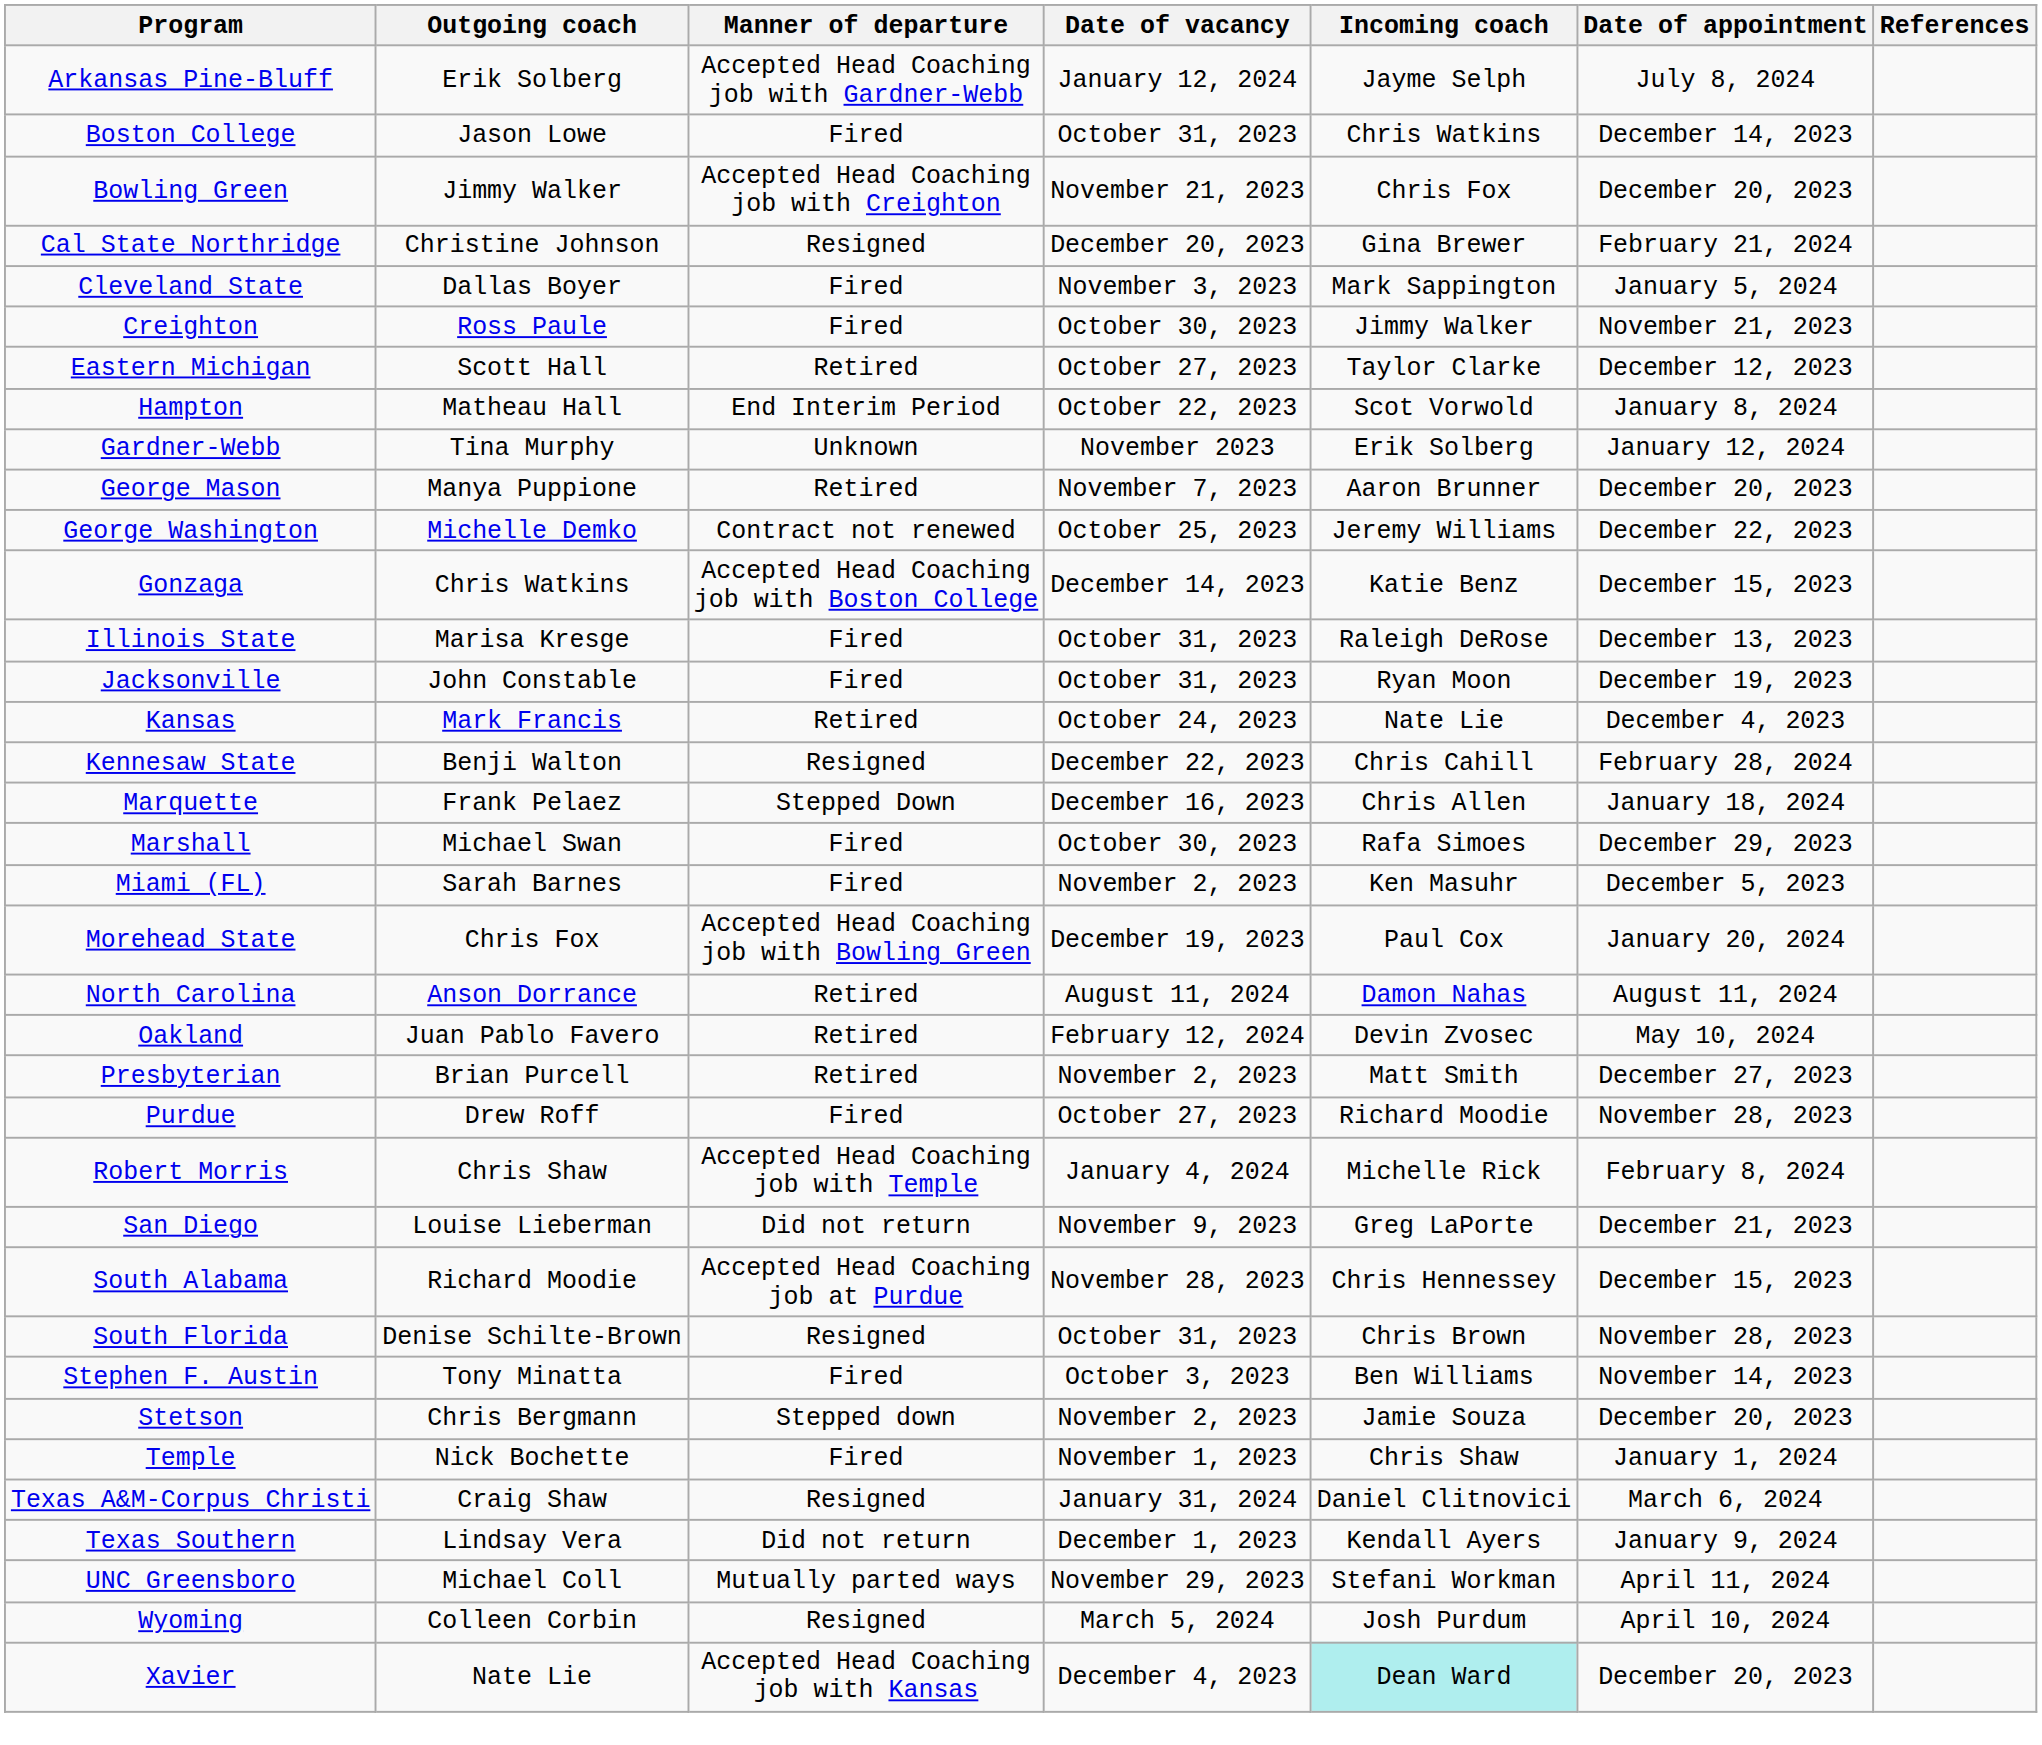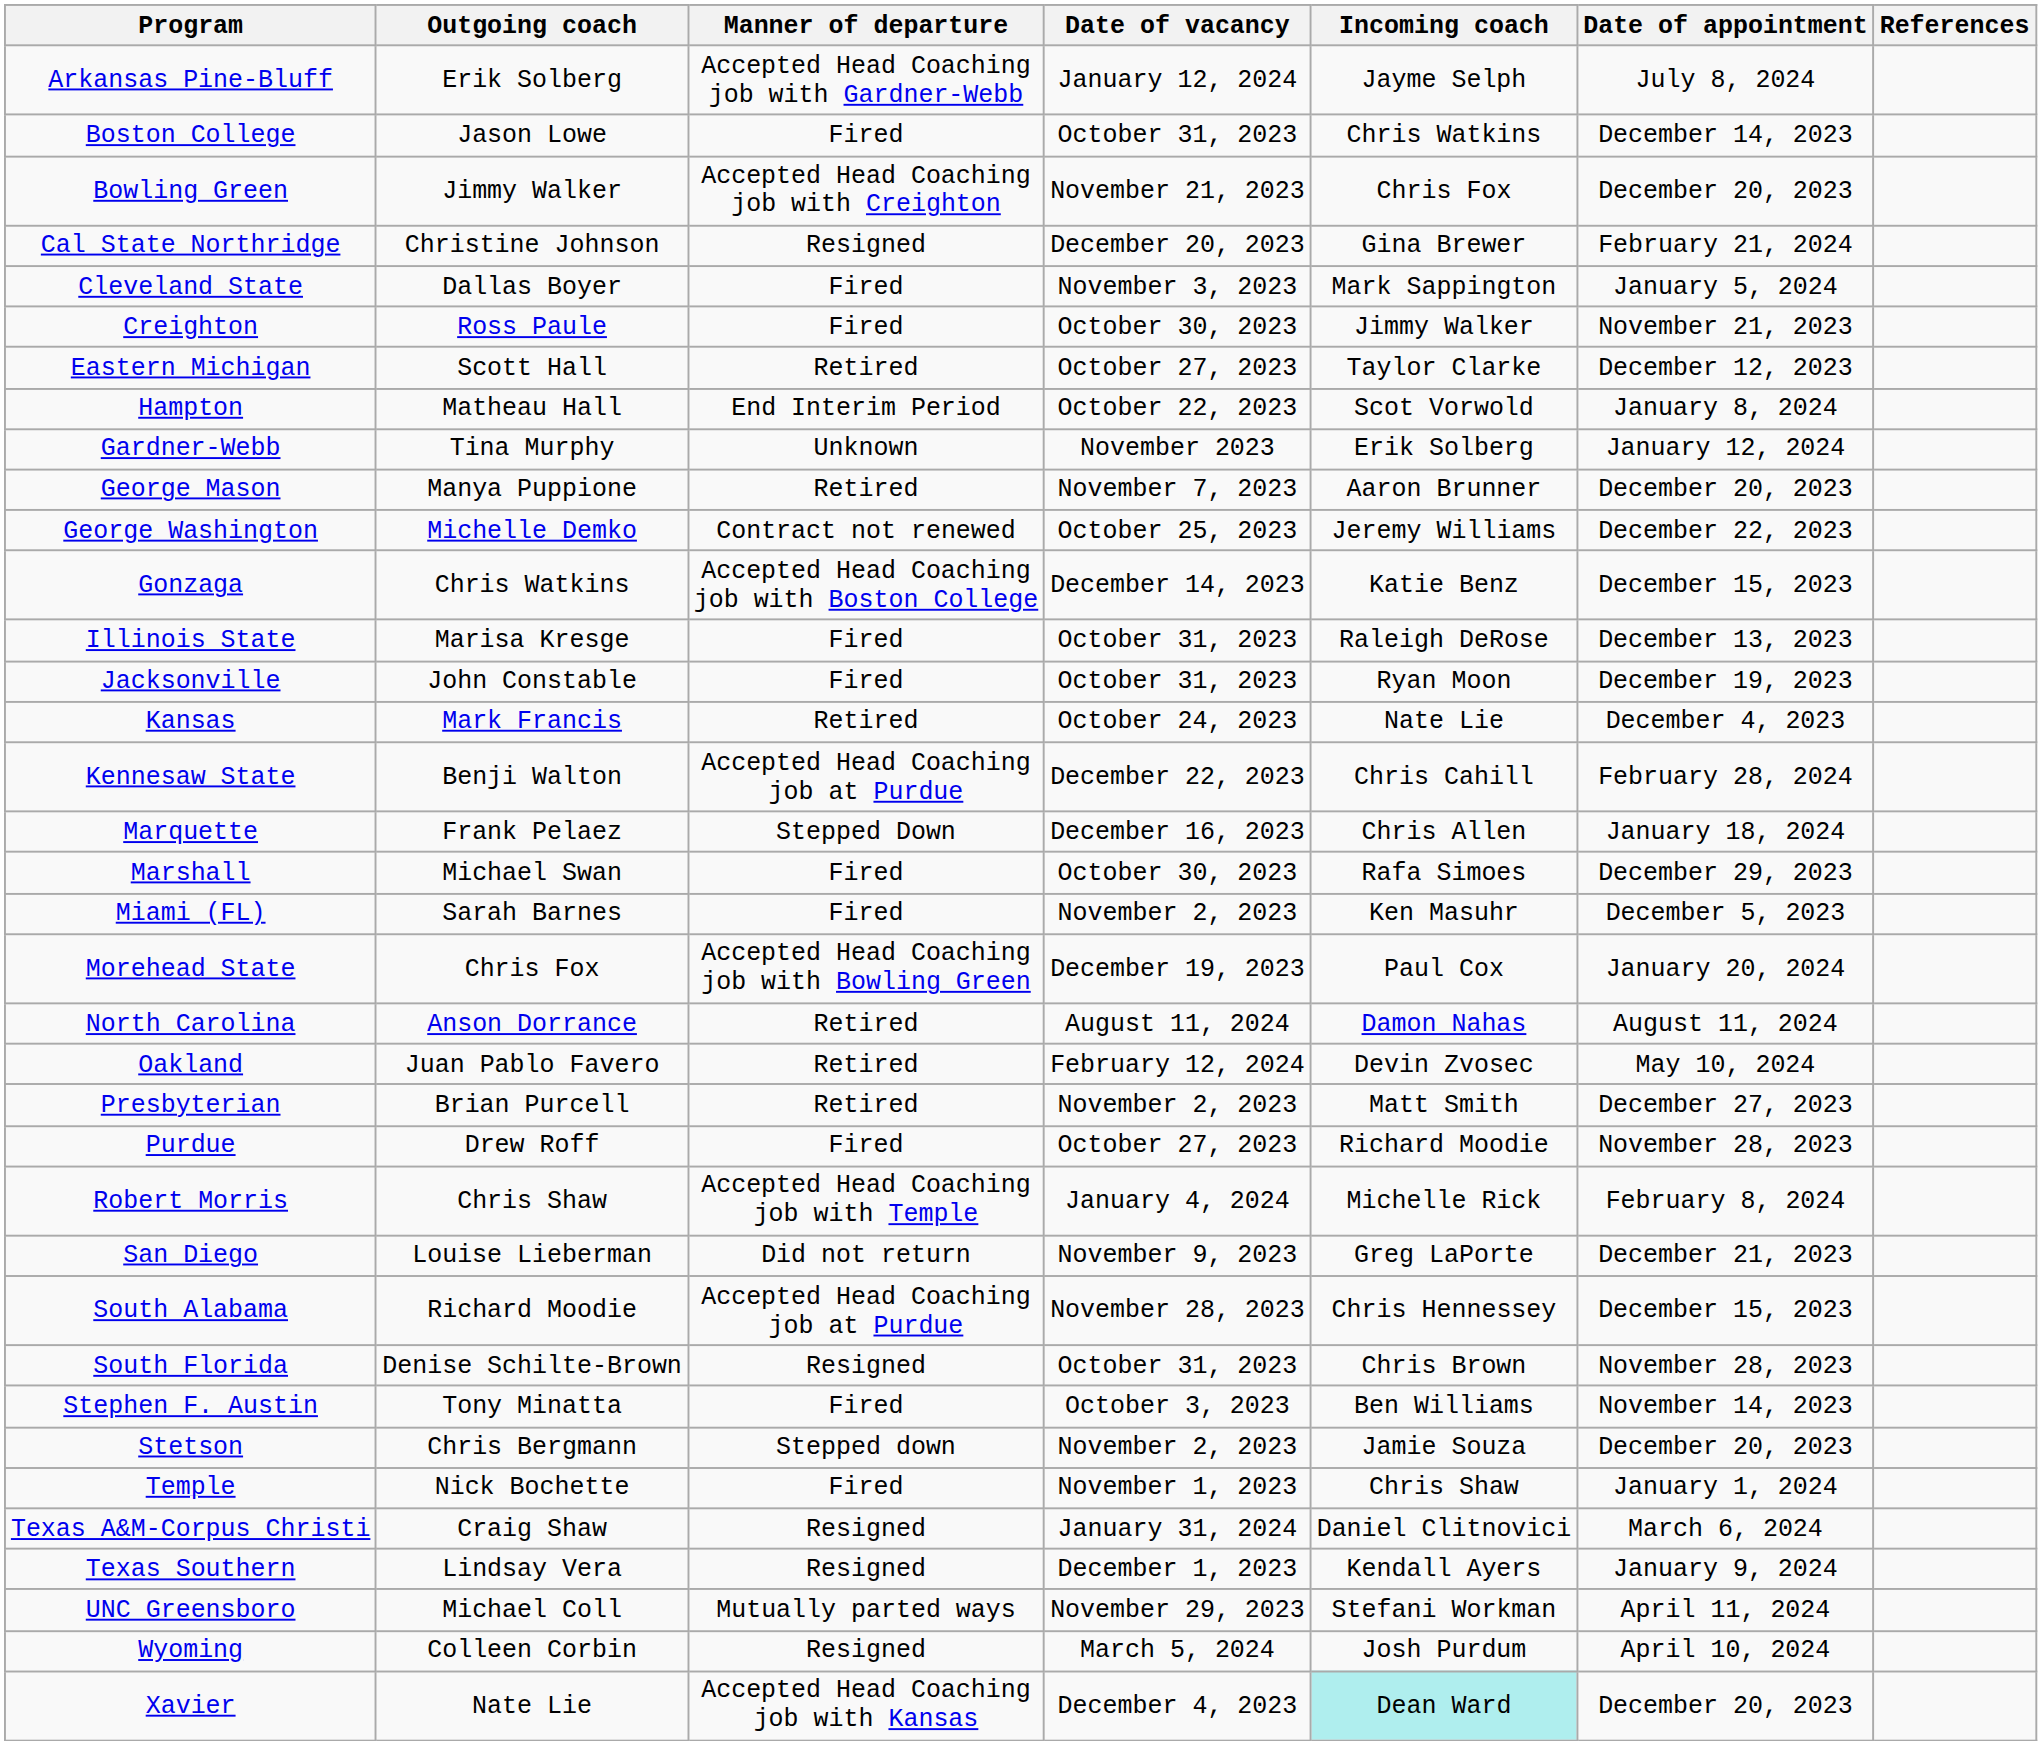(866, 763) Resigned -> (866, 777) Accepted Head Coaching job at Purdue
(866, 1541) Did not return -> (866, 1569) Resigned
